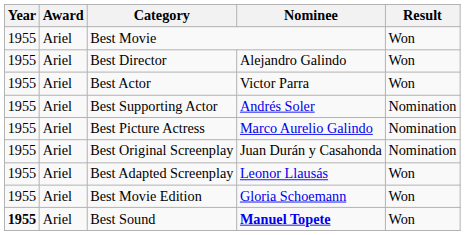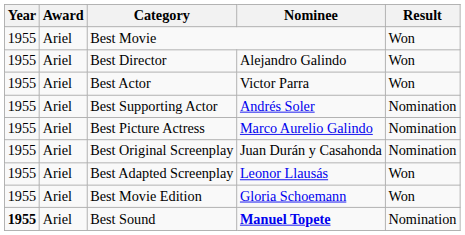(402, 219) Won -> (422, 219) Nomination
